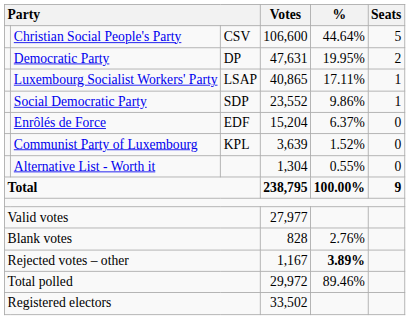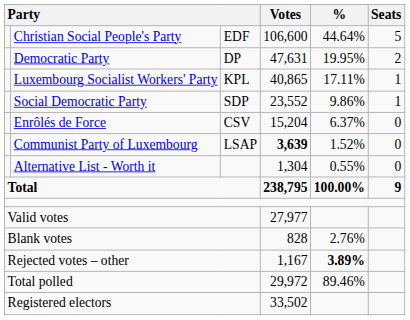(237, 36) CSV -> (237, 36) EDF
(240, 79) LSAP -> (237, 79) KPL
(237, 123) EDF -> (237, 123) CSV
(237, 144) KPL -> (240, 144) LSAP
(292, 144) normal -> (292, 144) bold
